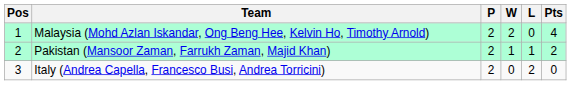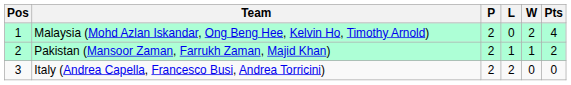columns swapped: (511, 13) <-> (532, 13)
